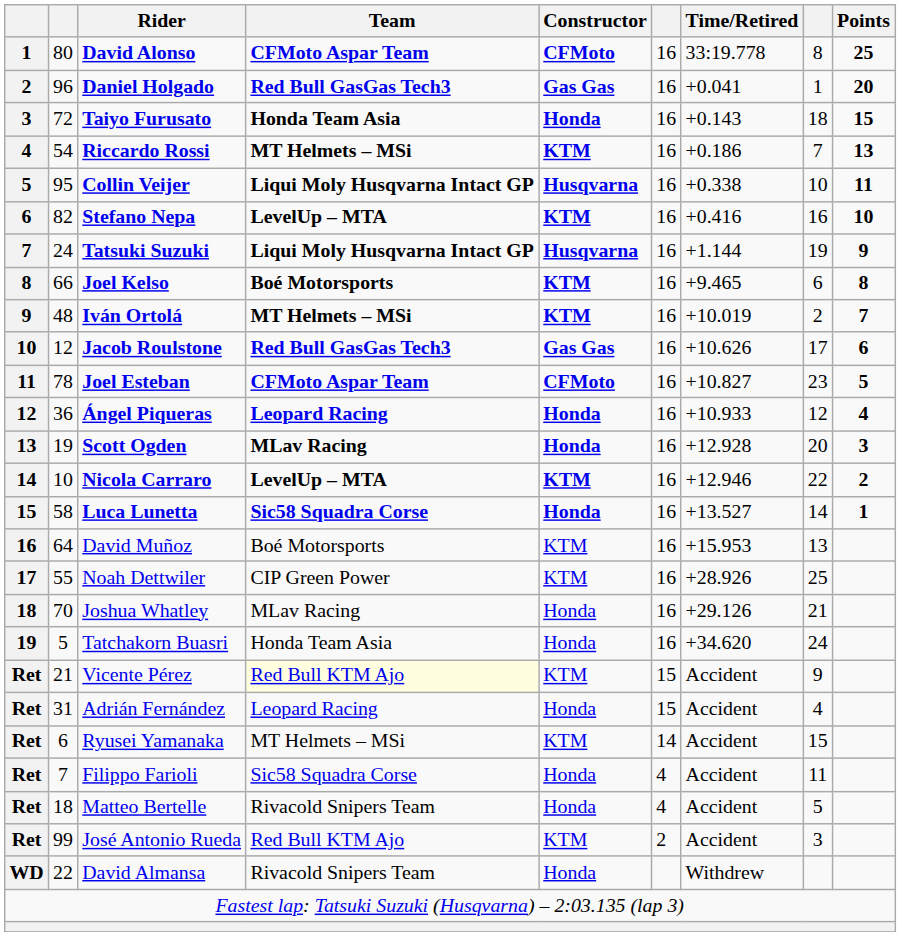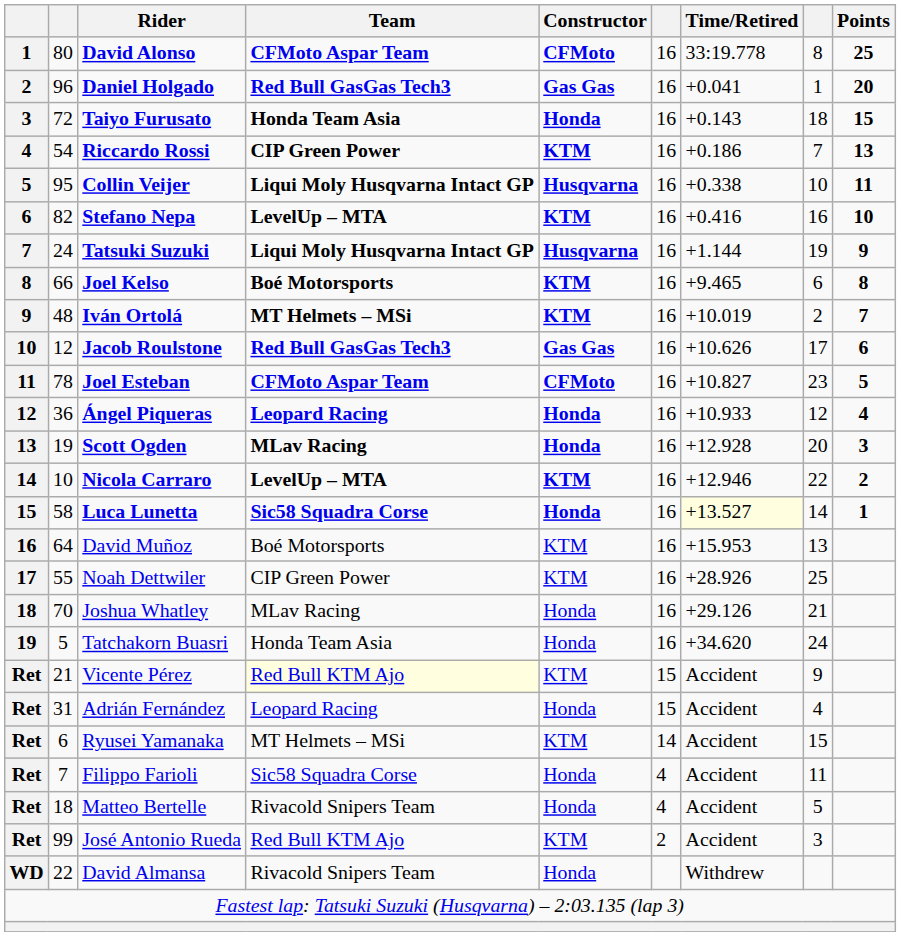(331, 151) MT Helmets – MSi -> (325, 151) CIP Green Power
(718, 511) no background -> (718, 511) lightyellow background
